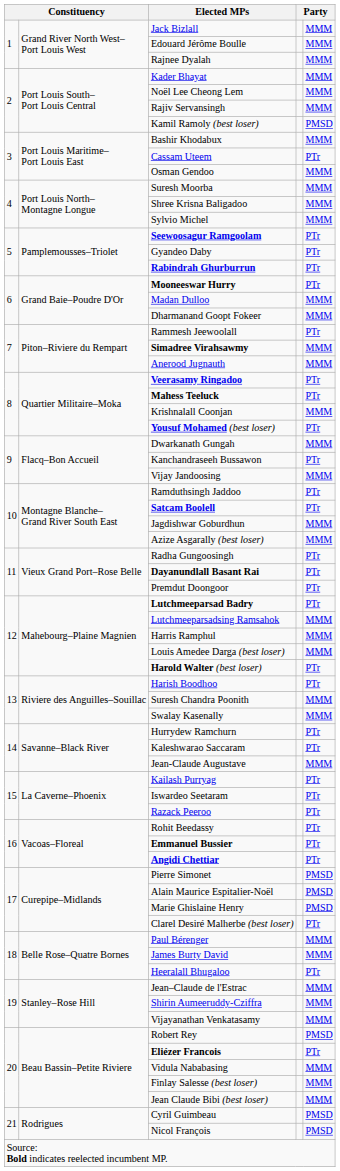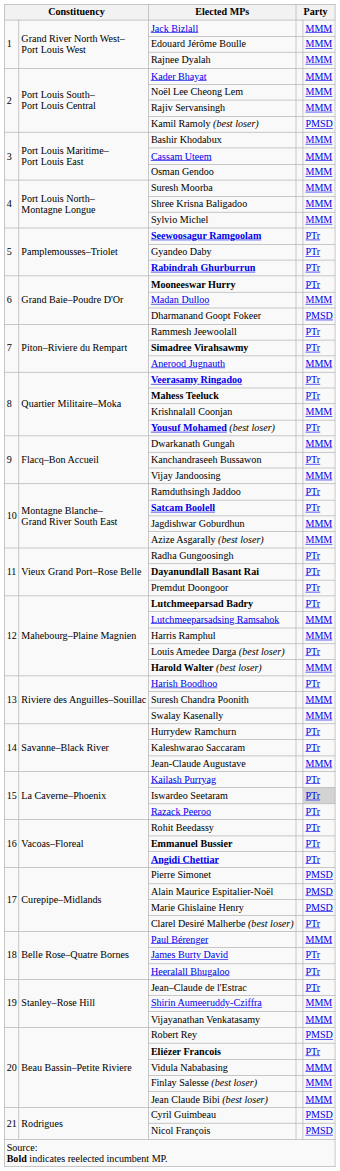(313, 156) PTr -> (319, 156) MMM
(319, 316) MMM -> (319, 316) PMSD
(319, 348) MMM -> (313, 348) PTr
(319, 651) MMM -> (313, 651) PTr
(313, 667) PTr -> (319, 667) MMM
(313, 795) no background -> (313, 795) lightgrey background
(319, 955) MMM -> (313, 955) PTr
(319, 987) MMM -> (313, 987) PTr
